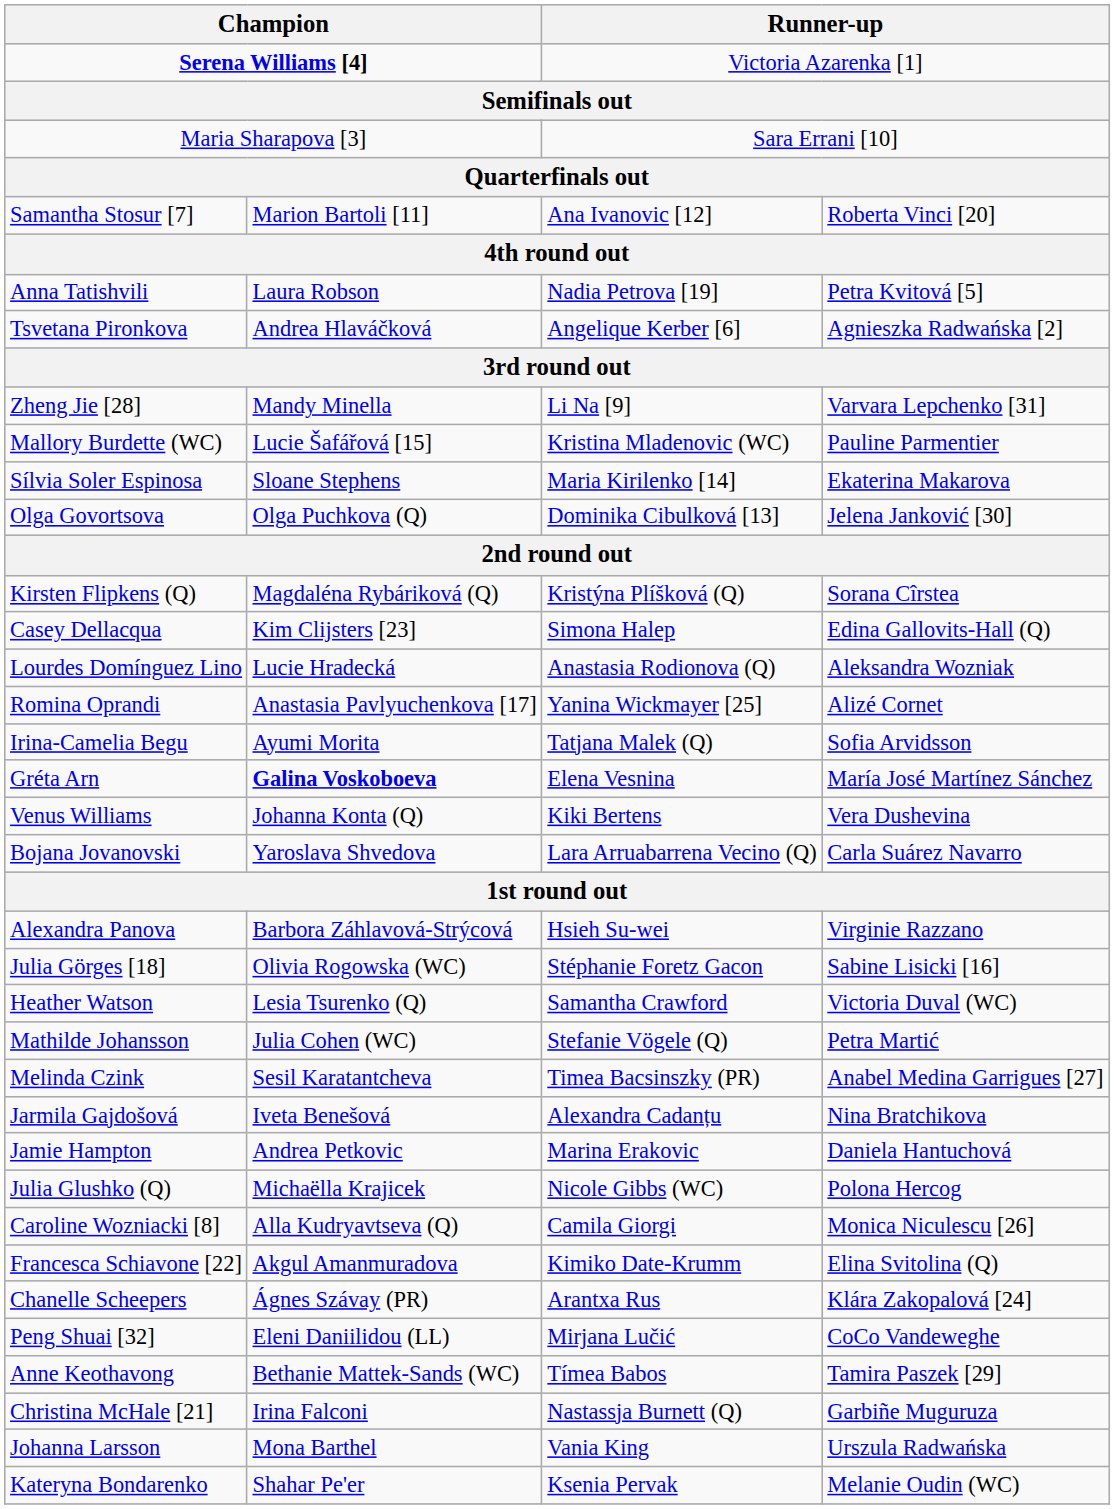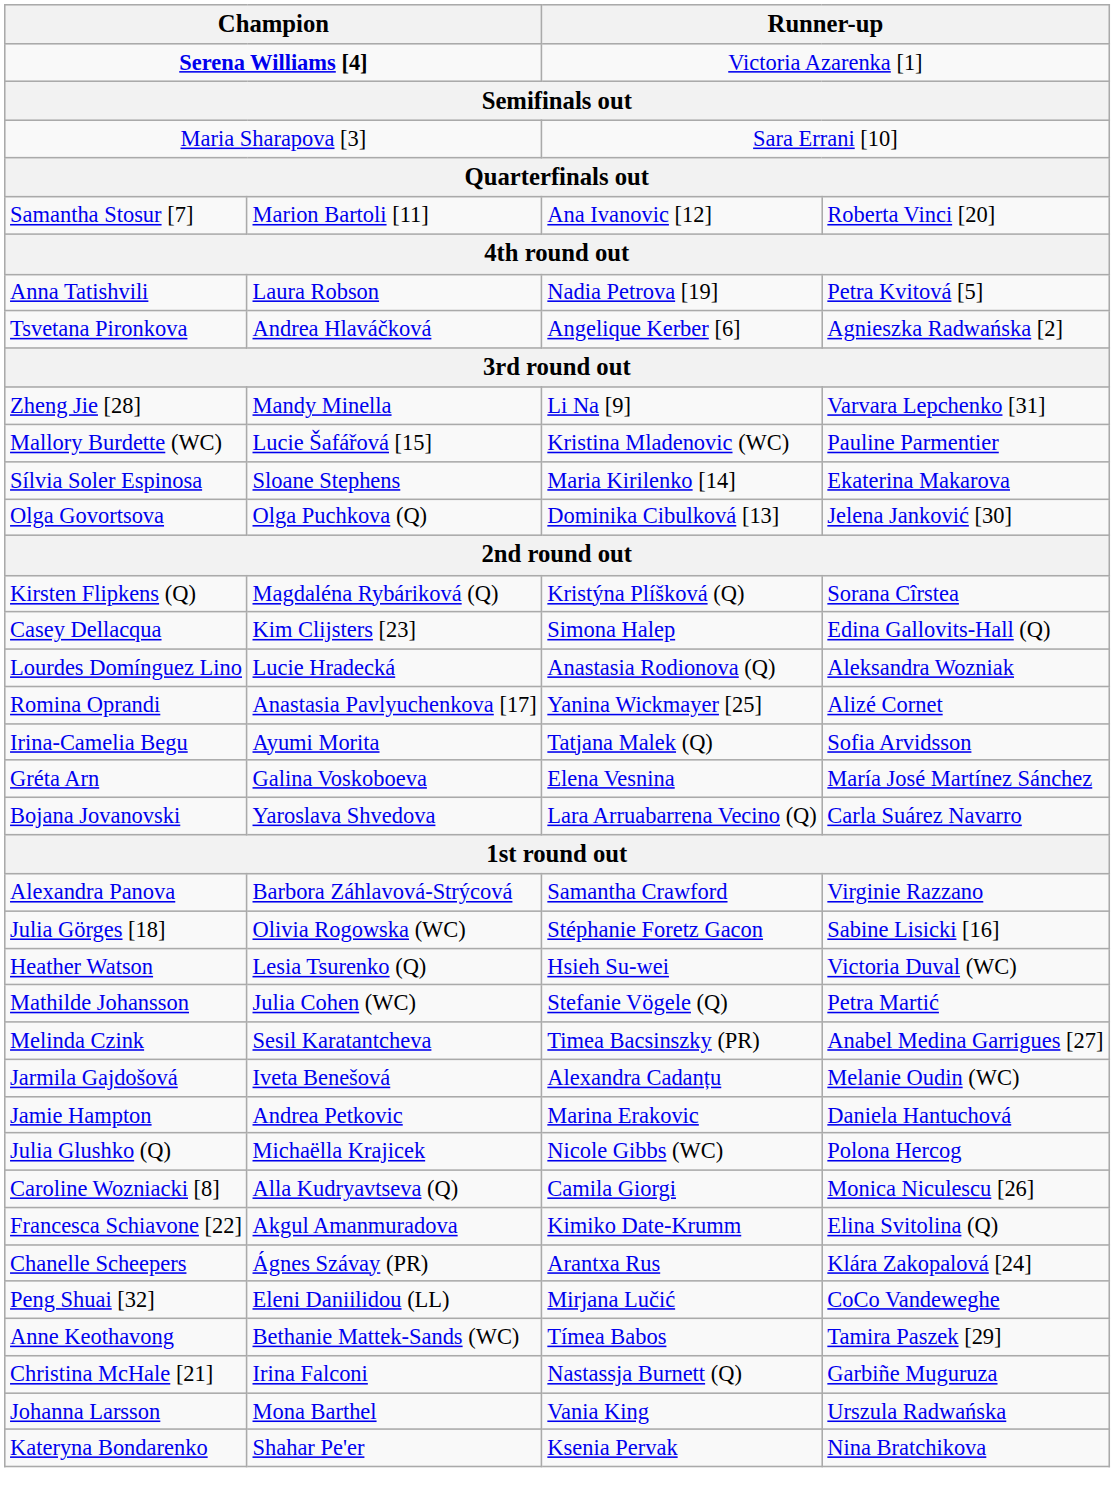(345, 779) bold -> (340, 779) normal
- row: (81, 816)
(608, 929) Hsieh Su-wei -> (637, 892) Samantha Crawford
(637, 1003) Samantha Crawford -> (608, 966) Hsieh Su-wei
(907, 1114) Nina Bratchikova -> (923, 1077) Melanie Oudin (WC)
(923, 1485) Melanie Oudin (WC) -> (907, 1448) Nina Bratchikova
